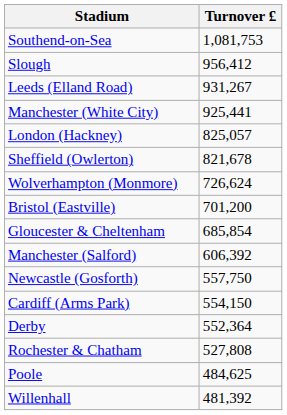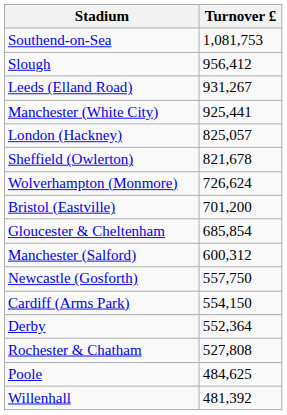(227, 254) 606,392 -> (227, 254) 600,312
